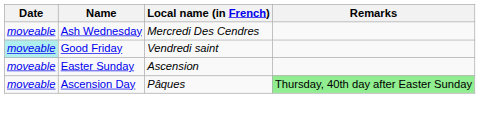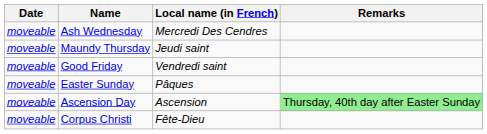+ row: (105, 48)
(31, 48) paleturquoise background -> (31, 66) no background
(173, 66) Ascension -> (174, 84) Pâques
(166, 84) Pâques -> (181, 102) Ascension
+ row: (96, 119)
